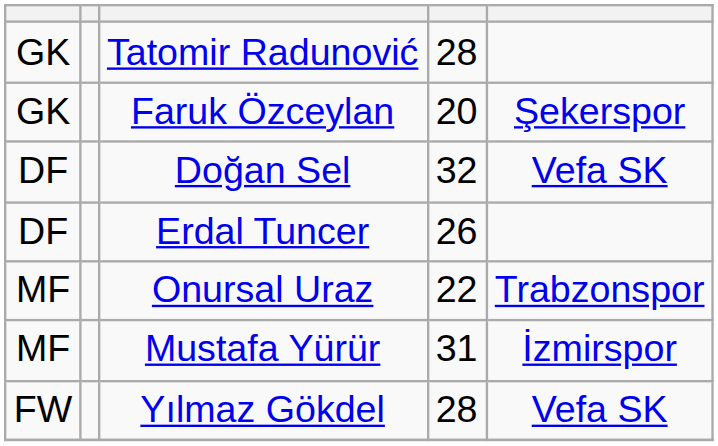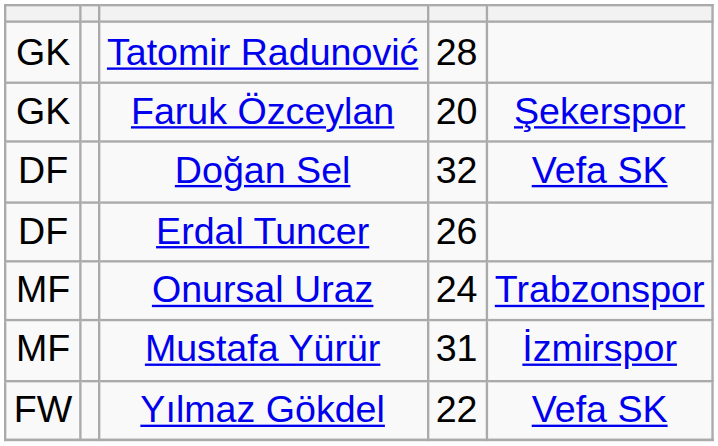(457, 290) 22 -> (457, 290) 24
(457, 409) 28 -> (457, 409) 22
